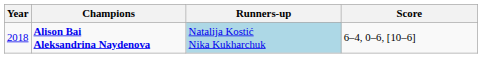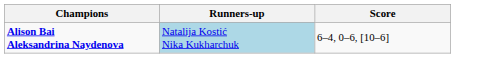- column: (18, 13)
